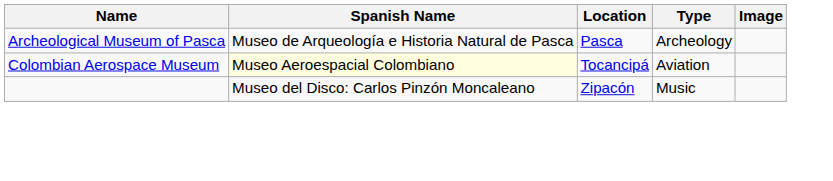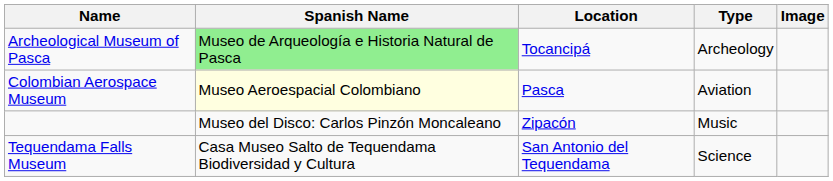(403, 40) no background -> (346, 49) lightgreen background
(602, 40) Pasca -> (556, 49) Tocancipá
(615, 64) Tocancipá -> (543, 90) Pasca
+ row: (70, 155)
